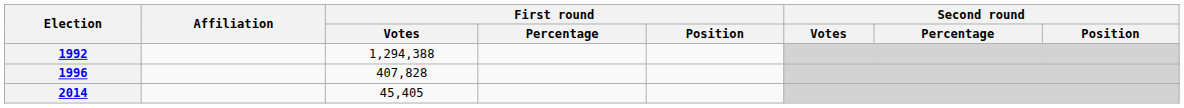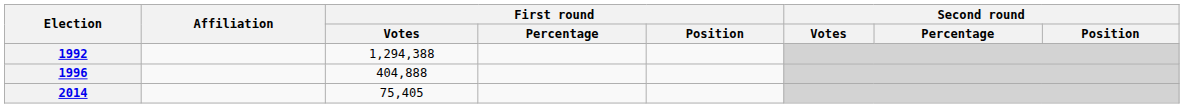(402, 73) 407,828 -> (402, 73) 404,888
(402, 93) 45,405 -> (402, 93) 75,405
